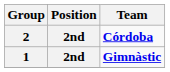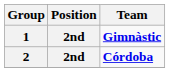rows swapped: (26, 57) <-> (26, 36)
